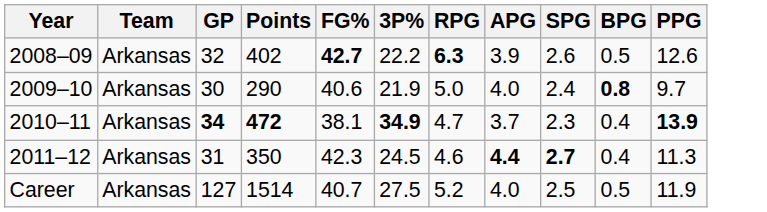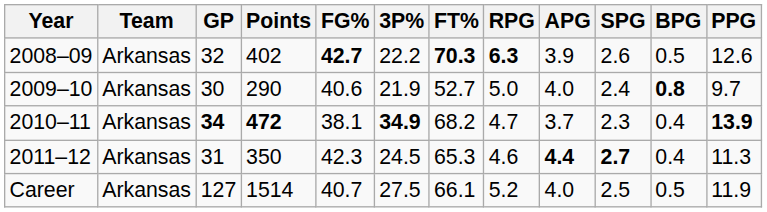+ column: (456, 21)
